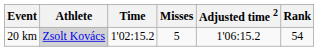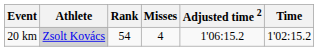columns swapped: (133, 16) <-> (297, 16)
(177, 37) 5 -> (160, 37) 4
